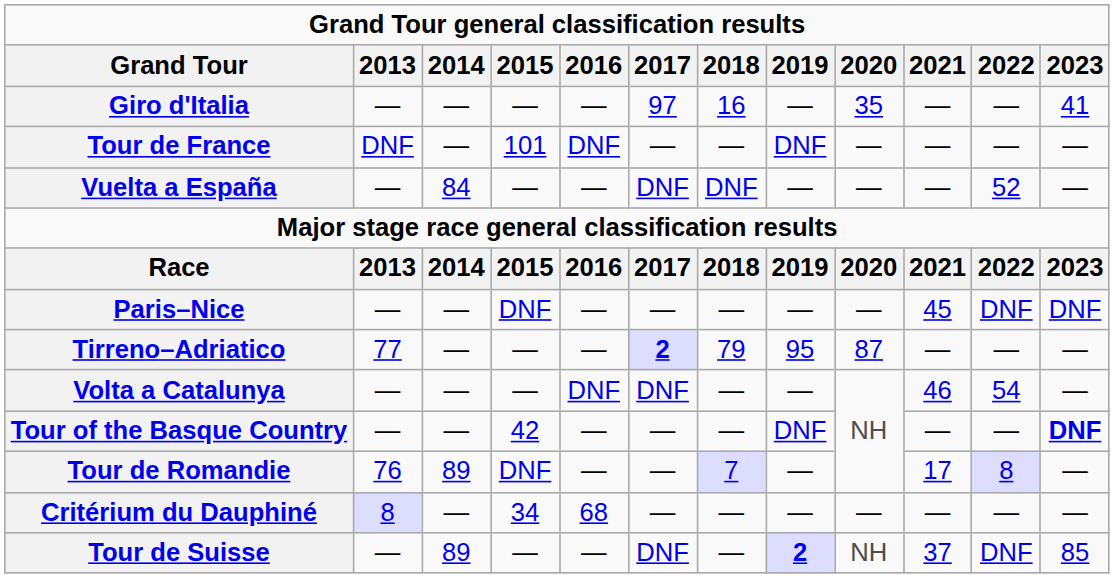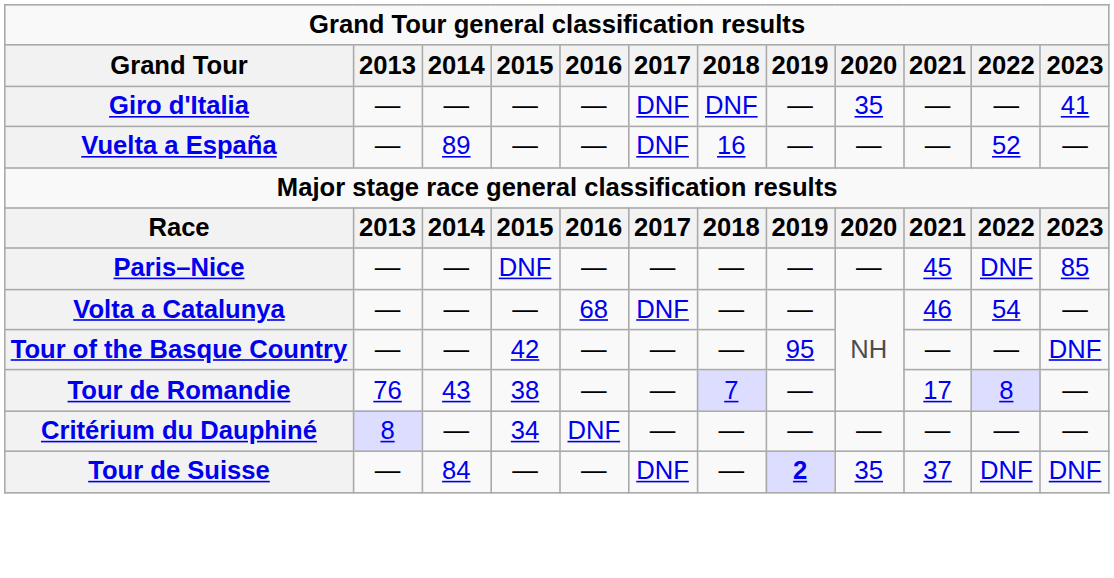(663, 106) 97 -> (663, 106) DNF
(731, 106) 16 -> (731, 106) DNF
- row: (179, 146)
(456, 187) 84 -> (456, 146) 89
(731, 187) DNF -> (731, 146) 16
(1075, 308) DNF -> (1075, 268) 85
- row: (179, 349)
(594, 390) DNF -> (594, 308) 68
(800, 430) DNF -> (800, 349) 95
(1075, 430) bold -> (1075, 349) normal
(456, 471) 89 -> (456, 390) 43
(525, 471) DNF -> (525, 390) 38
(594, 512) 68 -> (594, 430) DNF
(456, 552) 89 -> (456, 471) 84
(869, 552) NH -> (869, 471) 35
(1075, 552) 85 -> (1075, 471) DNF
